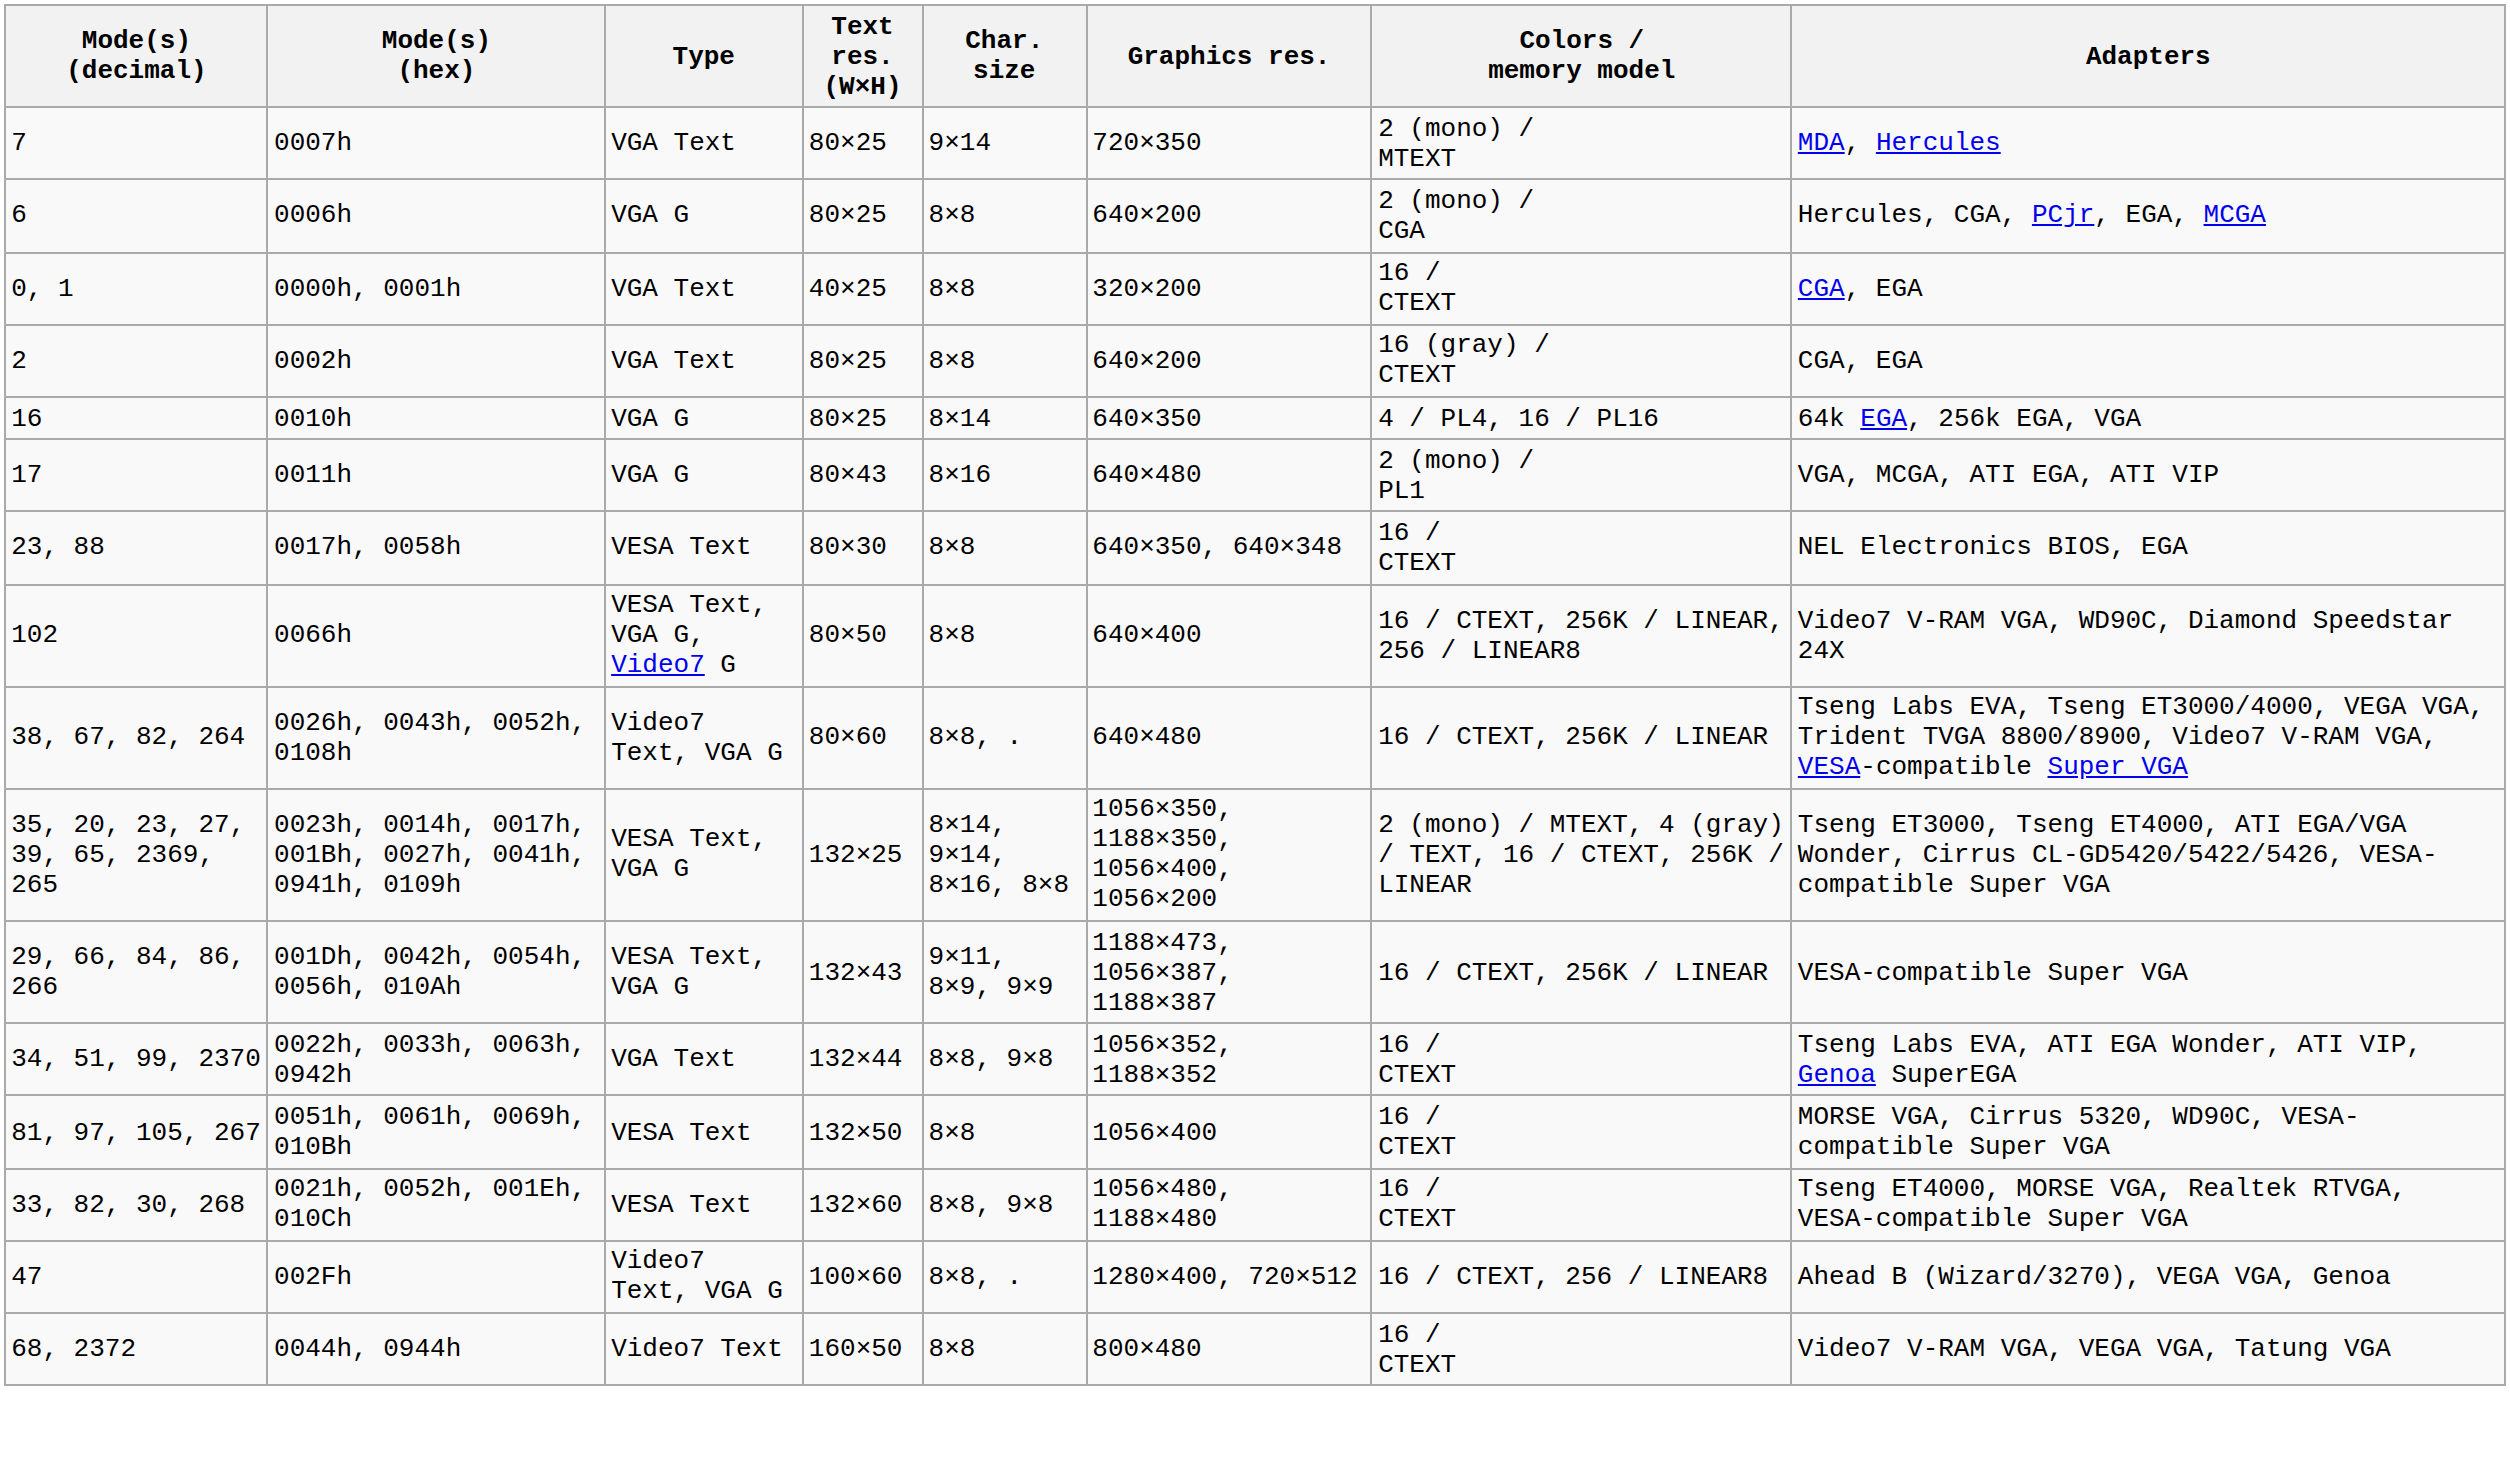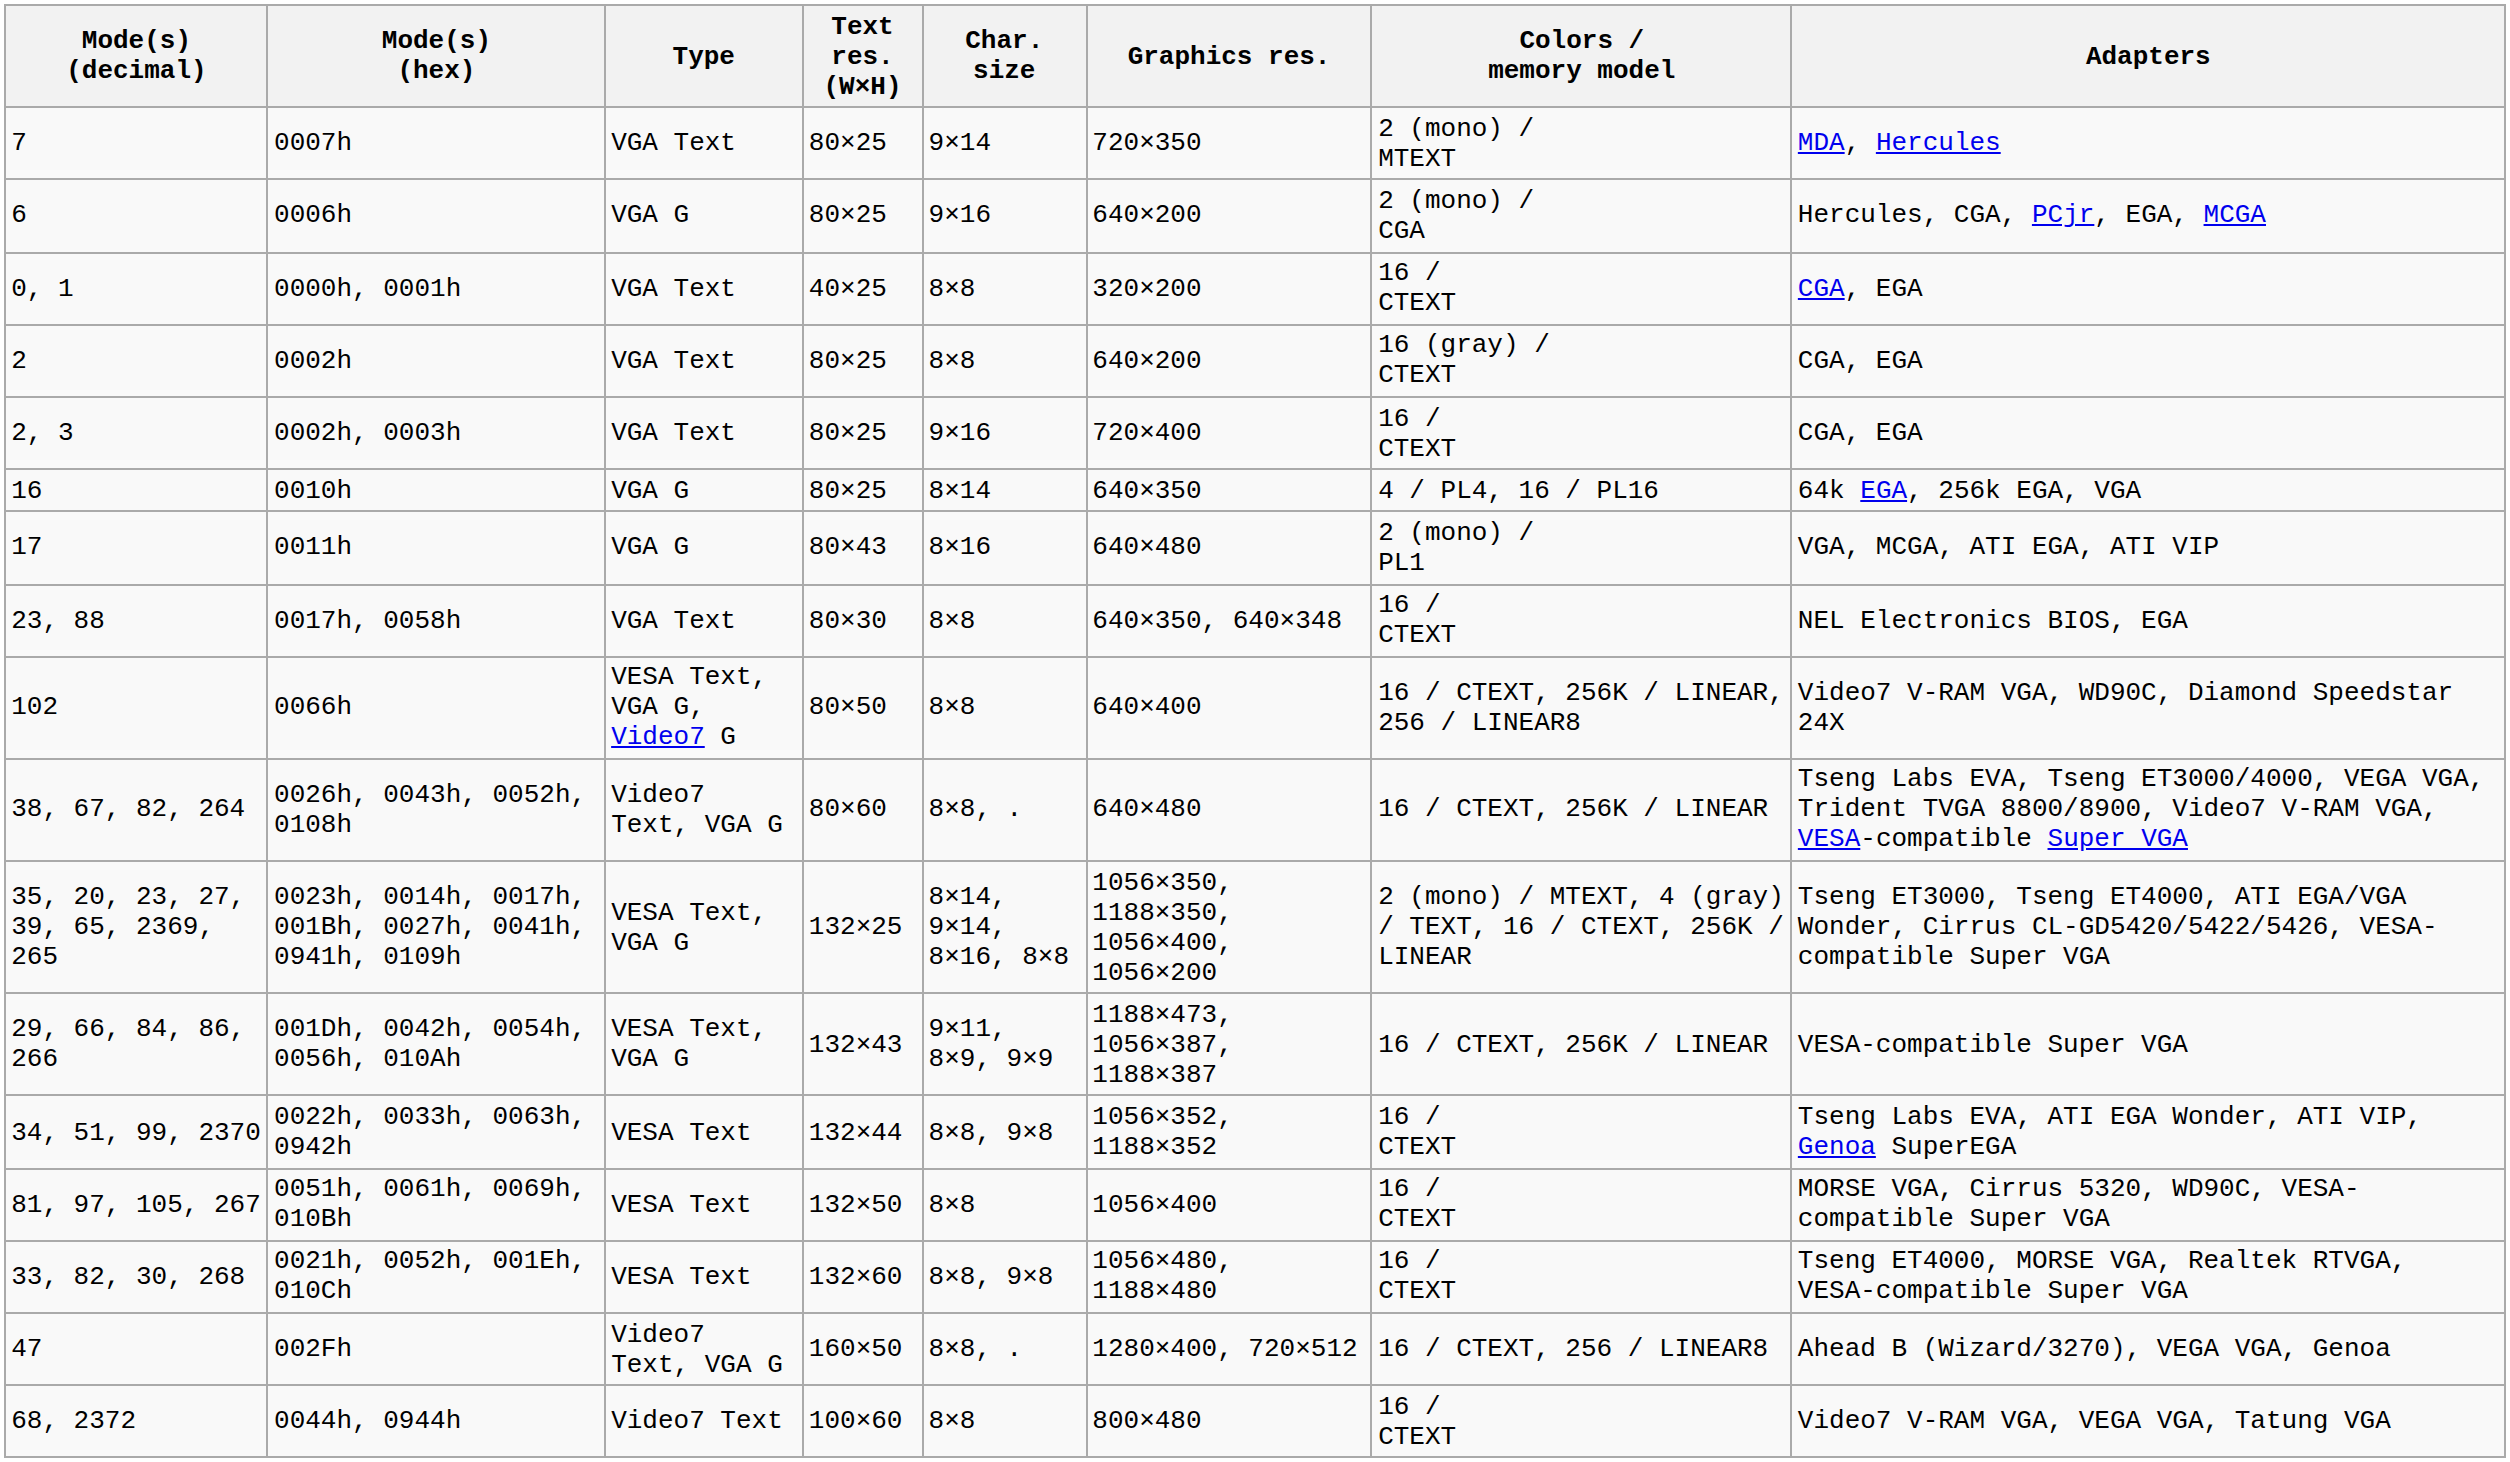(952, 216) 8×8 -> (960, 216) 9×16
+ row: (368, 433)
(681, 548) VESA Text -> (674, 620) VGA Text
(674, 1060) VGA Text -> (681, 1132) VESA Text
(856, 1277) 100×60 -> (856, 1349) 160×50
(856, 1349) 160×50 -> (856, 1422) 100×60
